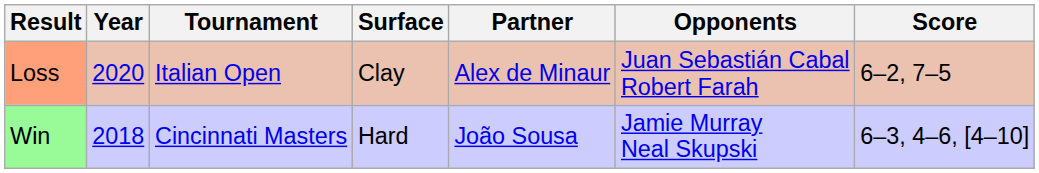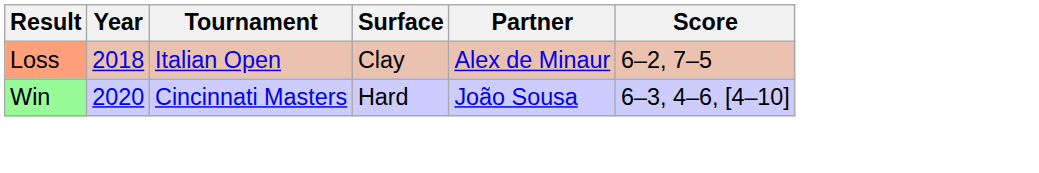- column: (735, 23)
(118, 73) 2020 -> (118, 60) 2018
(118, 136) 2018 -> (118, 97) 2020
